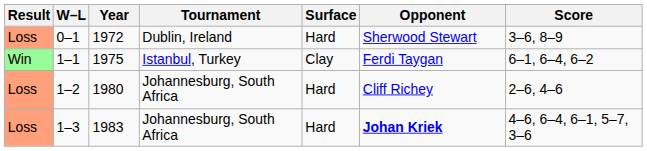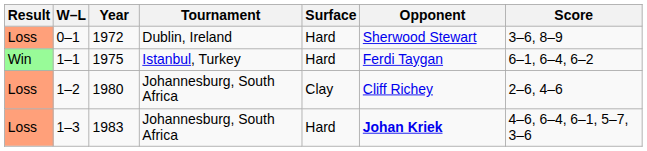(319, 59) Clay -> (320, 59) Hard
(320, 89) Hard -> (319, 89) Clay
